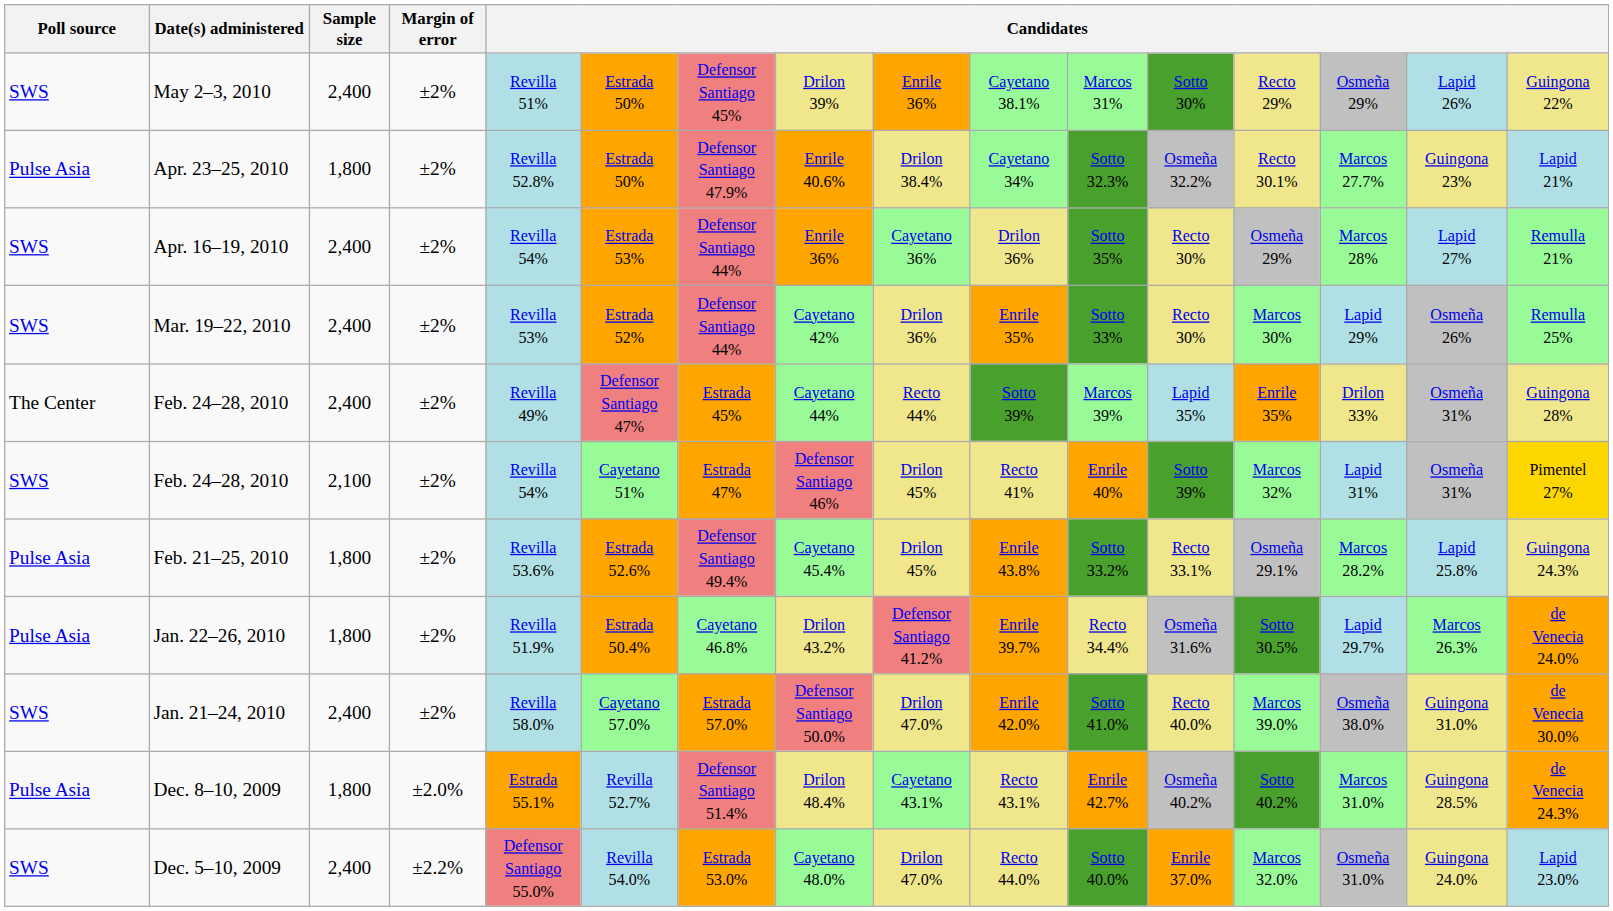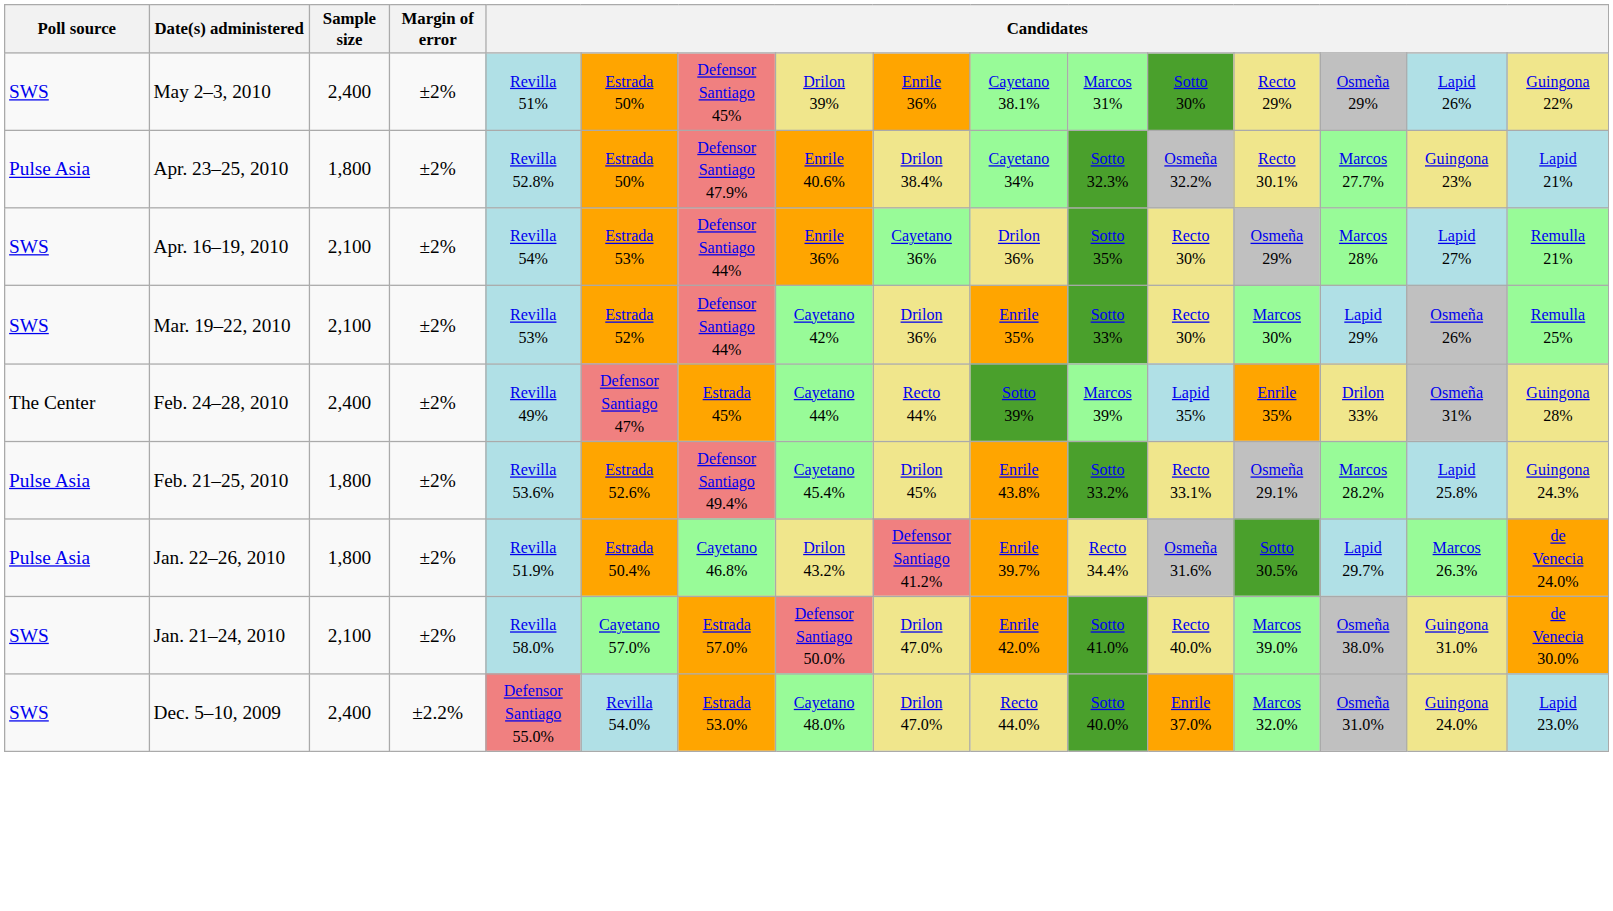(349, 247) 2,400 -> (349, 247) 2,100
(349, 324) 2,400 -> (349, 324) 2,100
- row: (29, 479)
(349, 712) 2,400 -> (349, 634) 2,100
- row: (50, 790)
